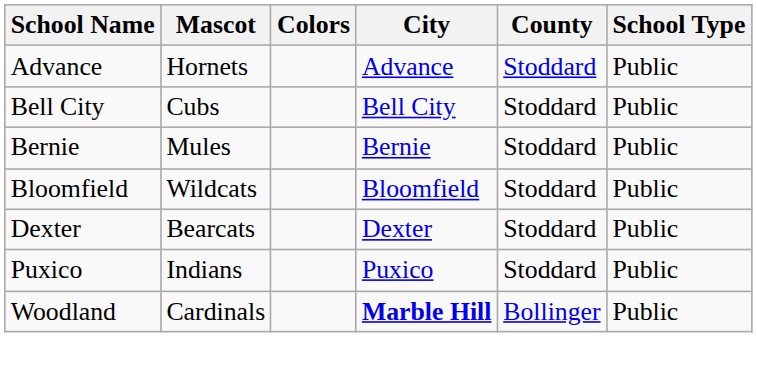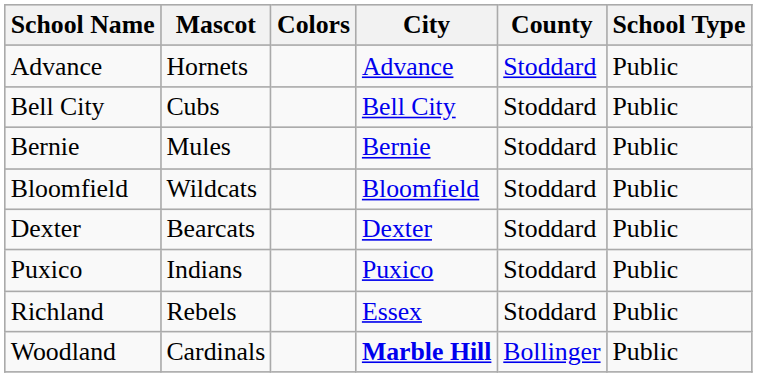+ row: (57, 310)
